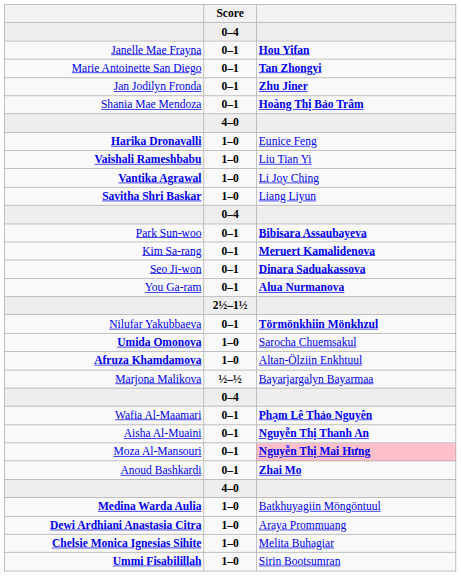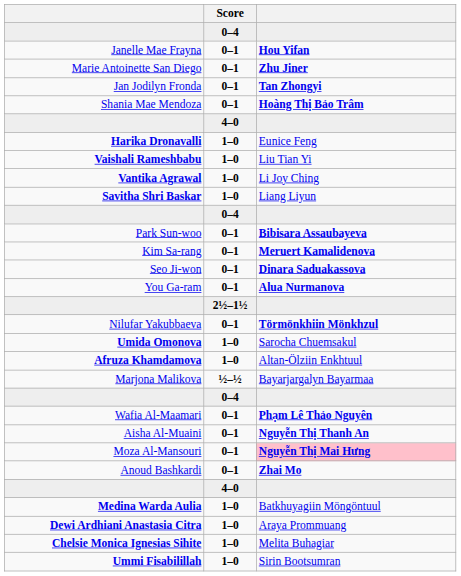(290, 68) Tan Zhongyi -> (283, 68) Zhu Jiner
(283, 86) Zhu Jiner -> (290, 86) Tan Zhongyi
